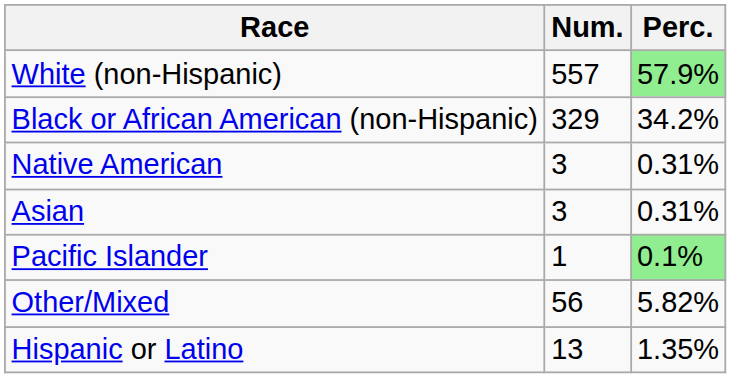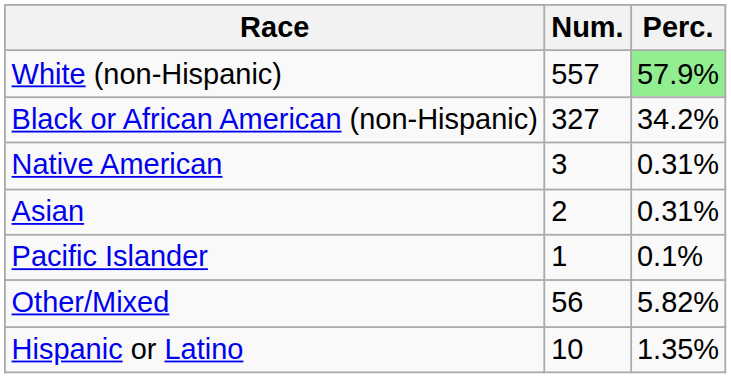(575, 119) 329 -> (575, 119) 327
(559, 211) 3 -> (559, 211) 2
(670, 257) lightgreen background -> (670, 257) no background
(567, 348) 13 -> (567, 348) 10
